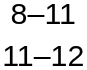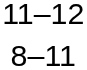rows swapped: (43, 55) <-> (43, 13)
